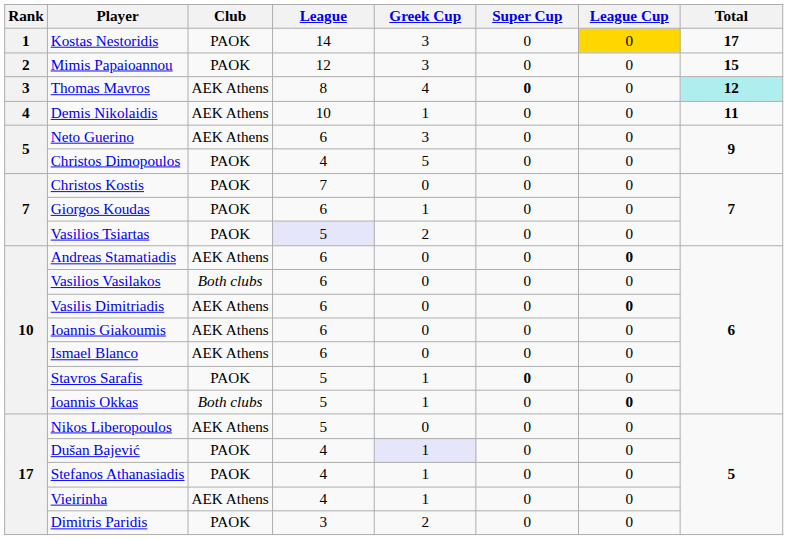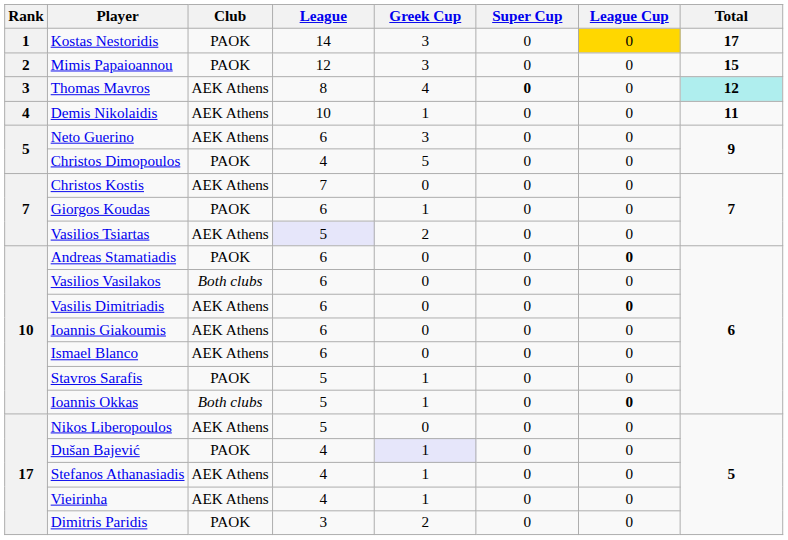(230, 185) PAOK -> (230, 185) AEK Athens
(230, 233) PAOK -> (230, 233) AEK Athens
(230, 257) AEK Athens -> (230, 257) PAOK
(527, 378) bold -> (527, 378) normal
(230, 474) PAOK -> (230, 474) AEK Athens
